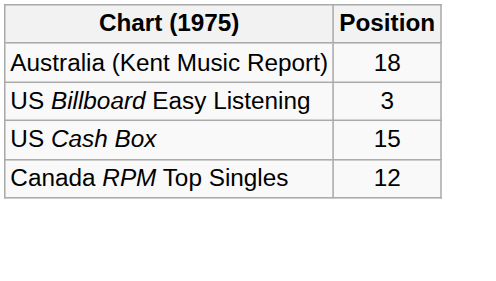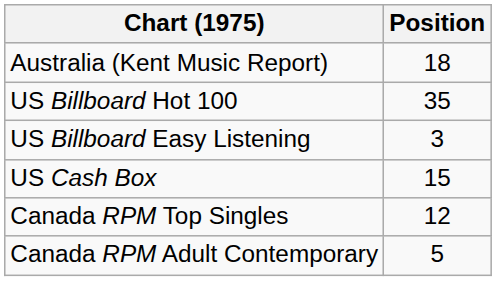+ row: (124, 100)
+ row: (194, 255)
